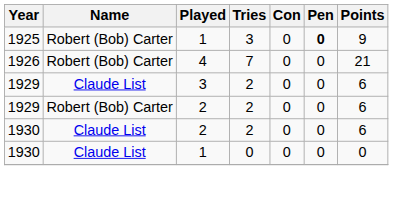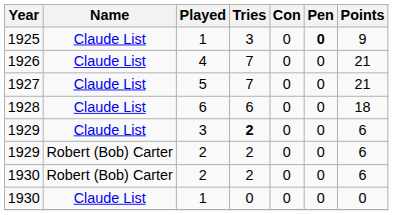(110, 38) Robert (Bob) Carter -> (110, 38) Claude List
(110, 61) Robert (Bob) Carter -> (110, 61) Claude List
+ row: (24, 84)
+ row: (24, 107)
(249, 84) normal -> (249, 130) bold
(110, 130) Claude List -> (110, 175) Robert (Bob) Carter
